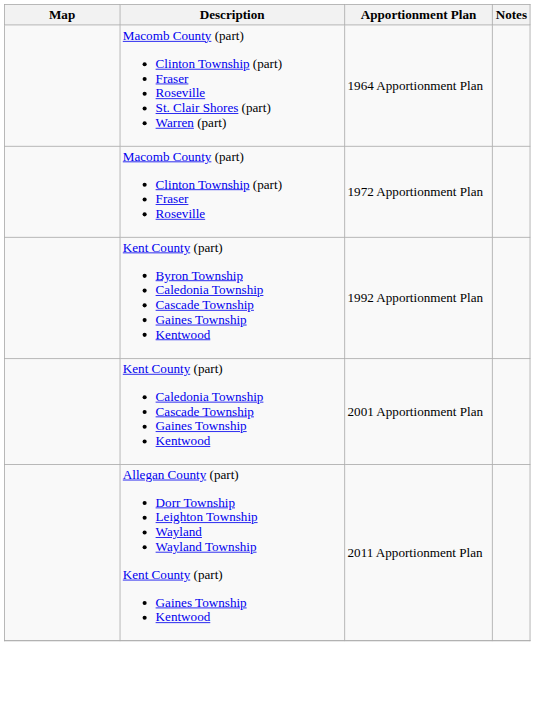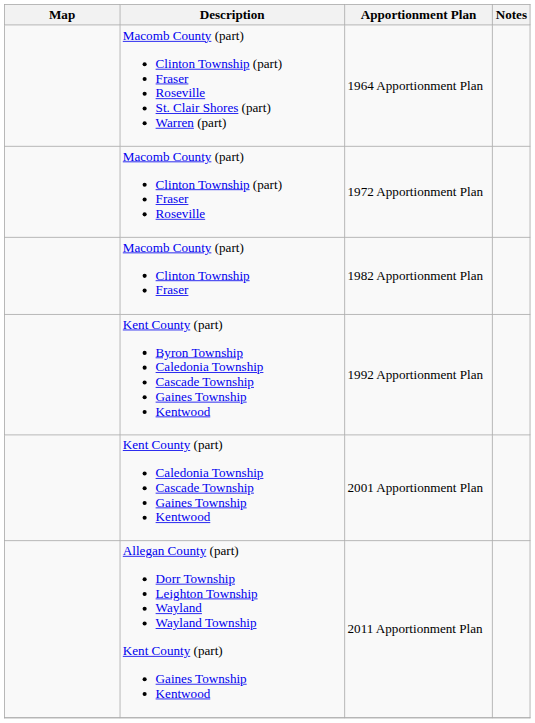+ row: (232, 269)
